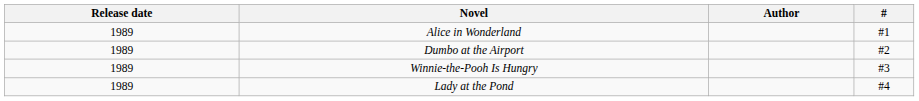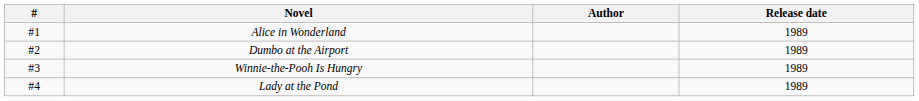columns swapped: (884, 13) <-> (122, 13)
